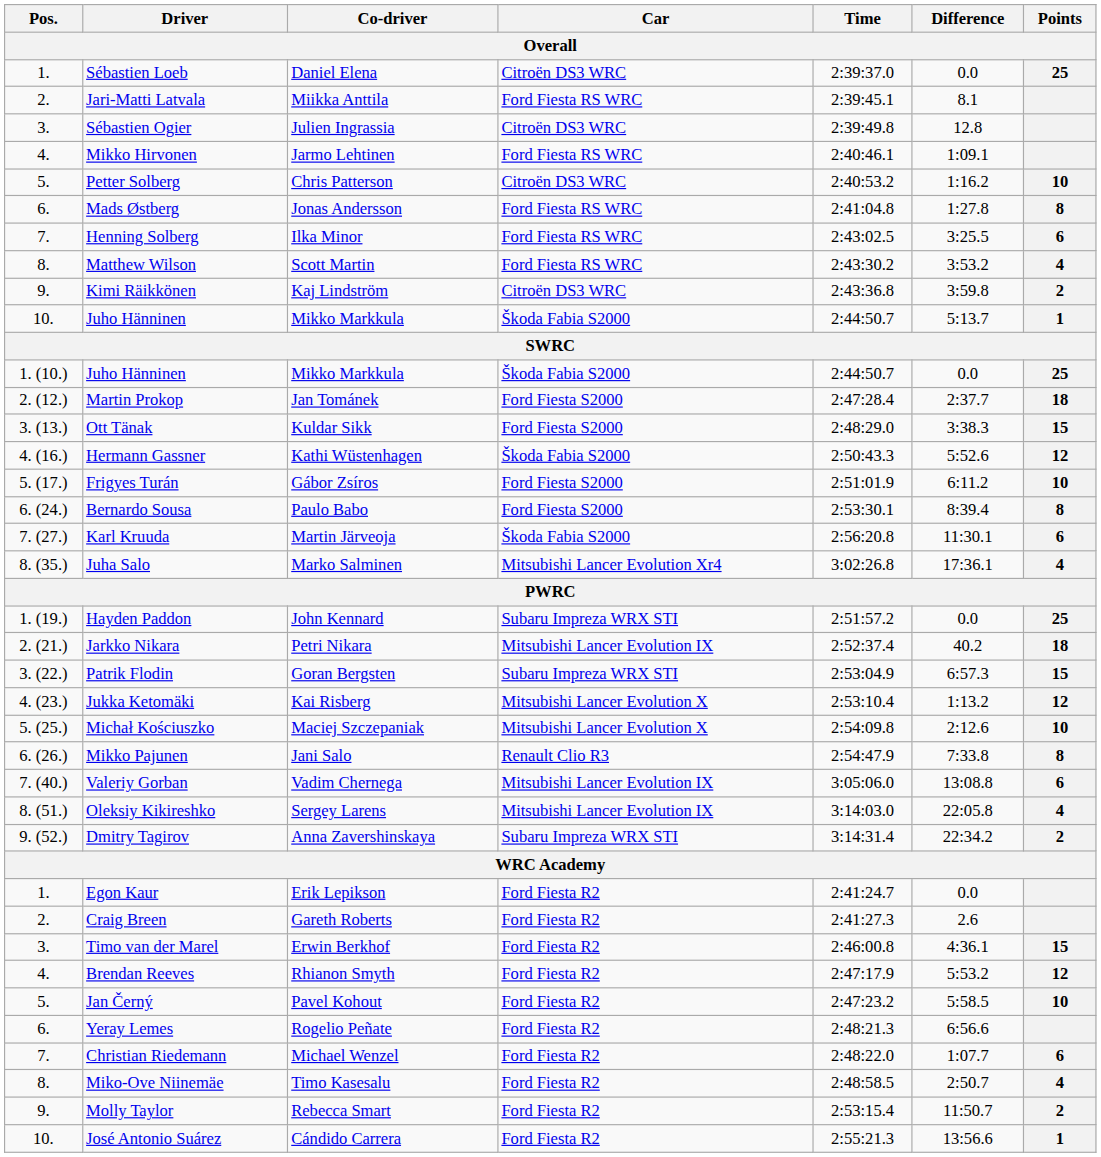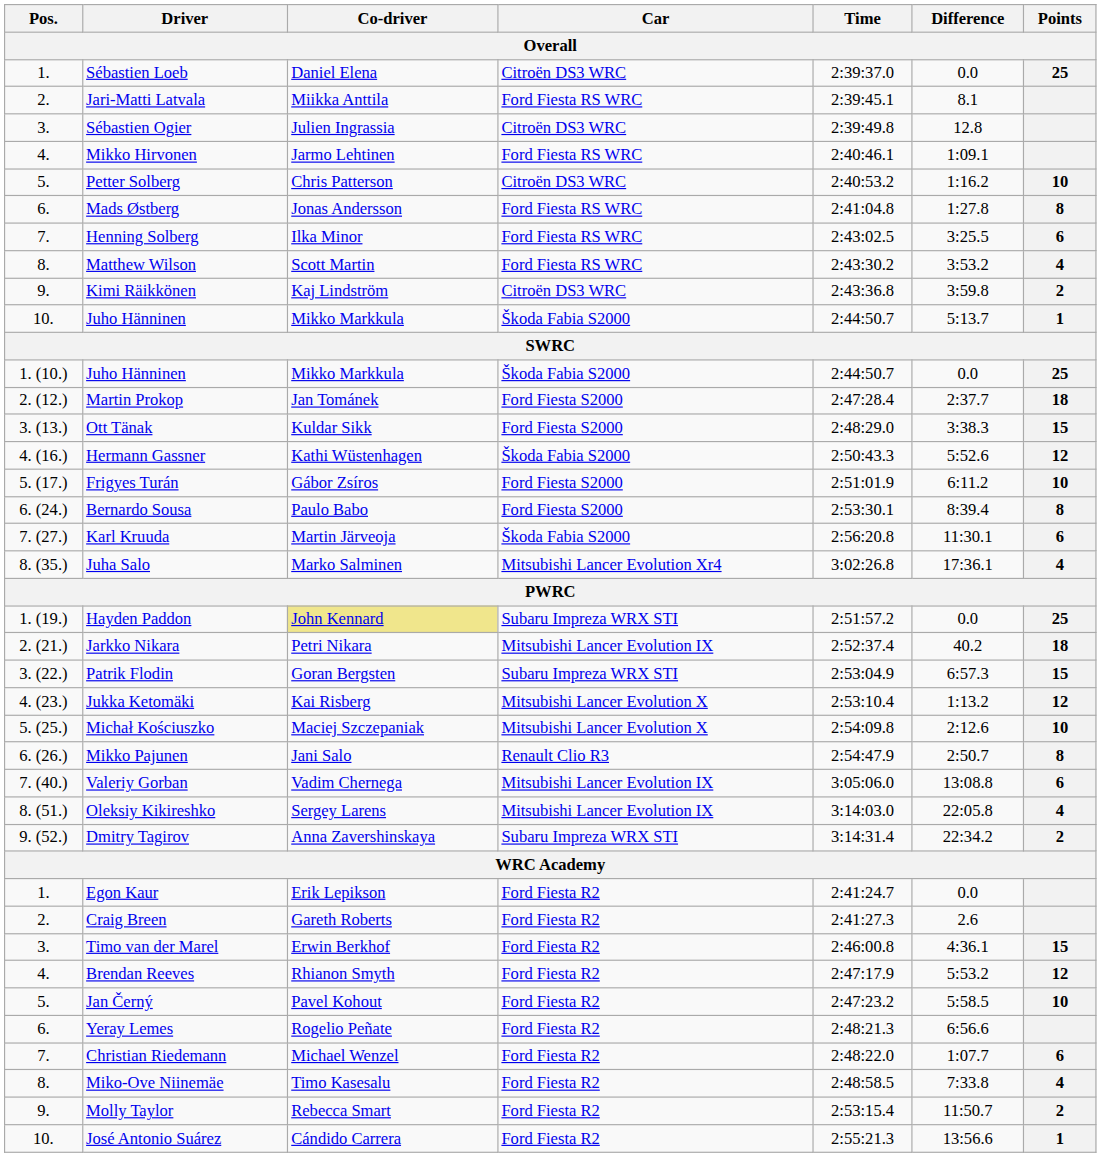(337, 619) no background -> (337, 619) khaki background
(968, 755) 7:33.8 -> (968, 755) 2:50.7
(968, 1083) 2:50.7 -> (968, 1083) 7:33.8
